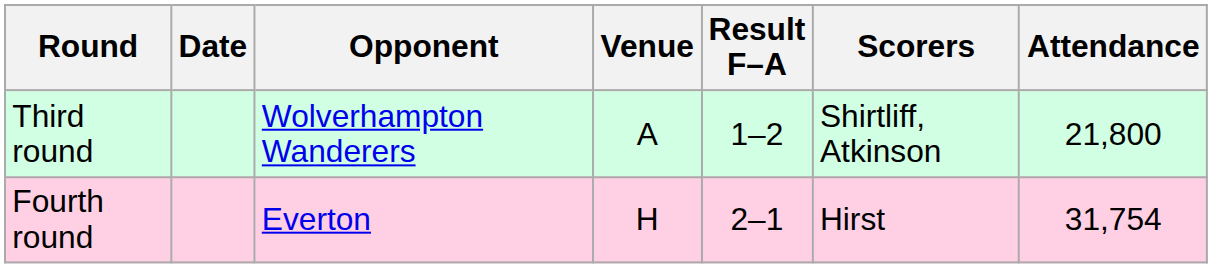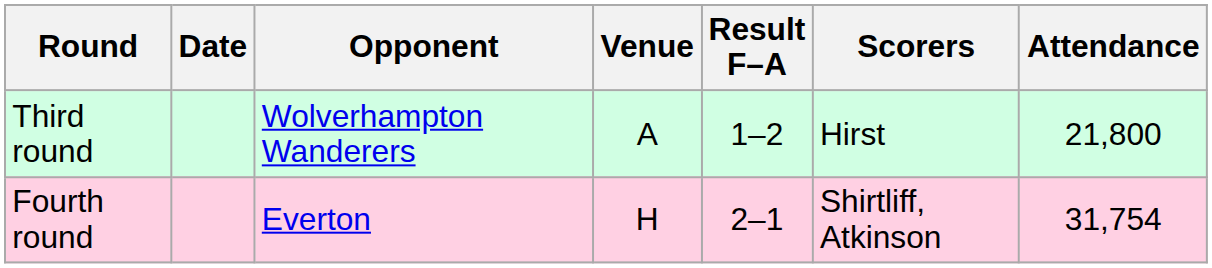(881, 133) Shirtliff, Atkinson -> (853, 133) Hirst
(853, 219) Hirst -> (881, 219) Shirtliff, Atkinson
